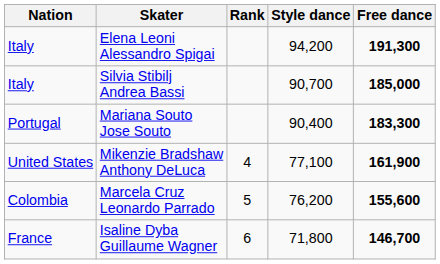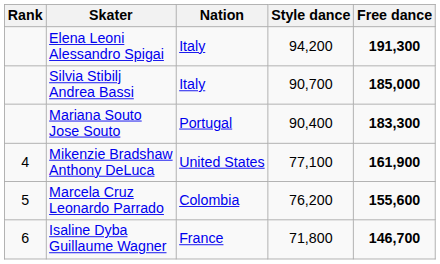columns swapped: (247, 15) <-> (50, 15)
